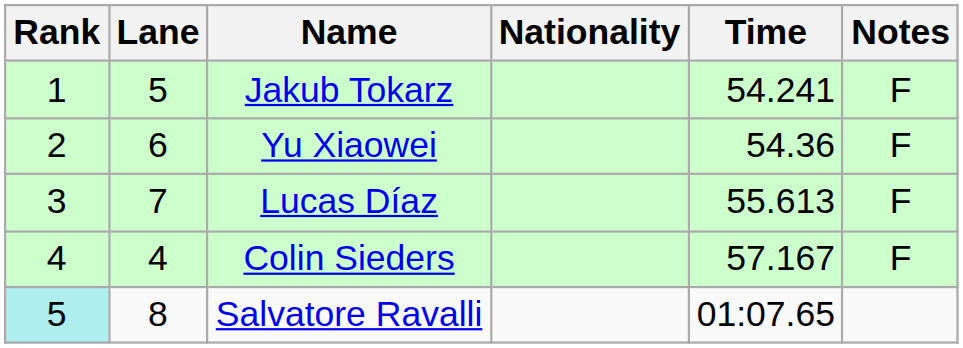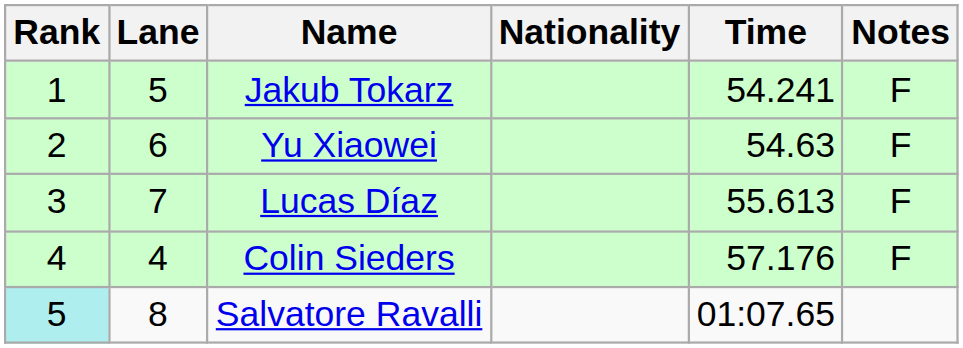(790, 145) 54.36 -> (790, 145) 54.63
(781, 257) 57.167 -> (781, 257) 57.176
